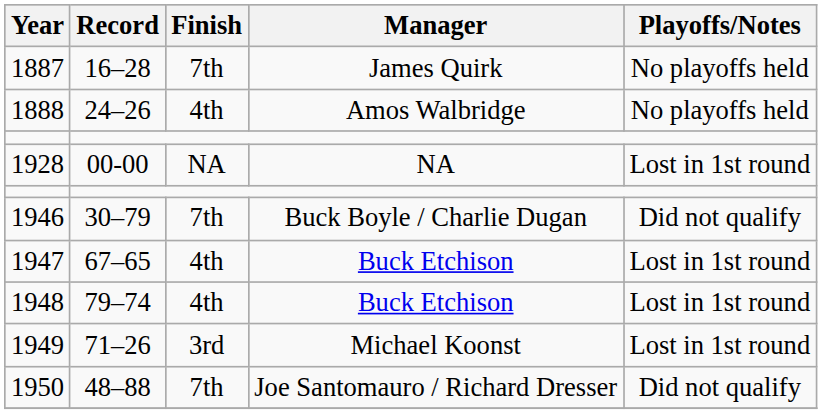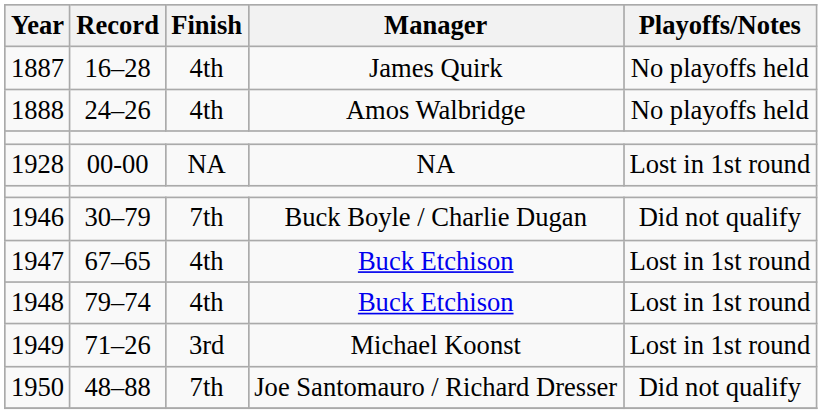(207, 67) 7th -> (207, 67) 4th
